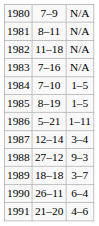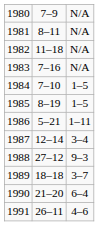(49, 193) 26–11 -> (49, 193) 21–20
(49, 211) 21–20 -> (49, 211) 26–11
